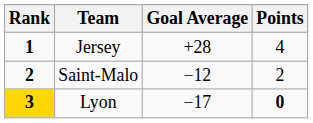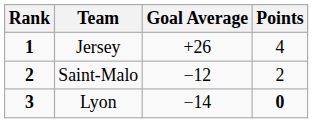(197, 46) +28 -> (197, 46) +26
(29, 103) gold background -> (29, 103) no background
(197, 103) −17 -> (197, 103) −14
